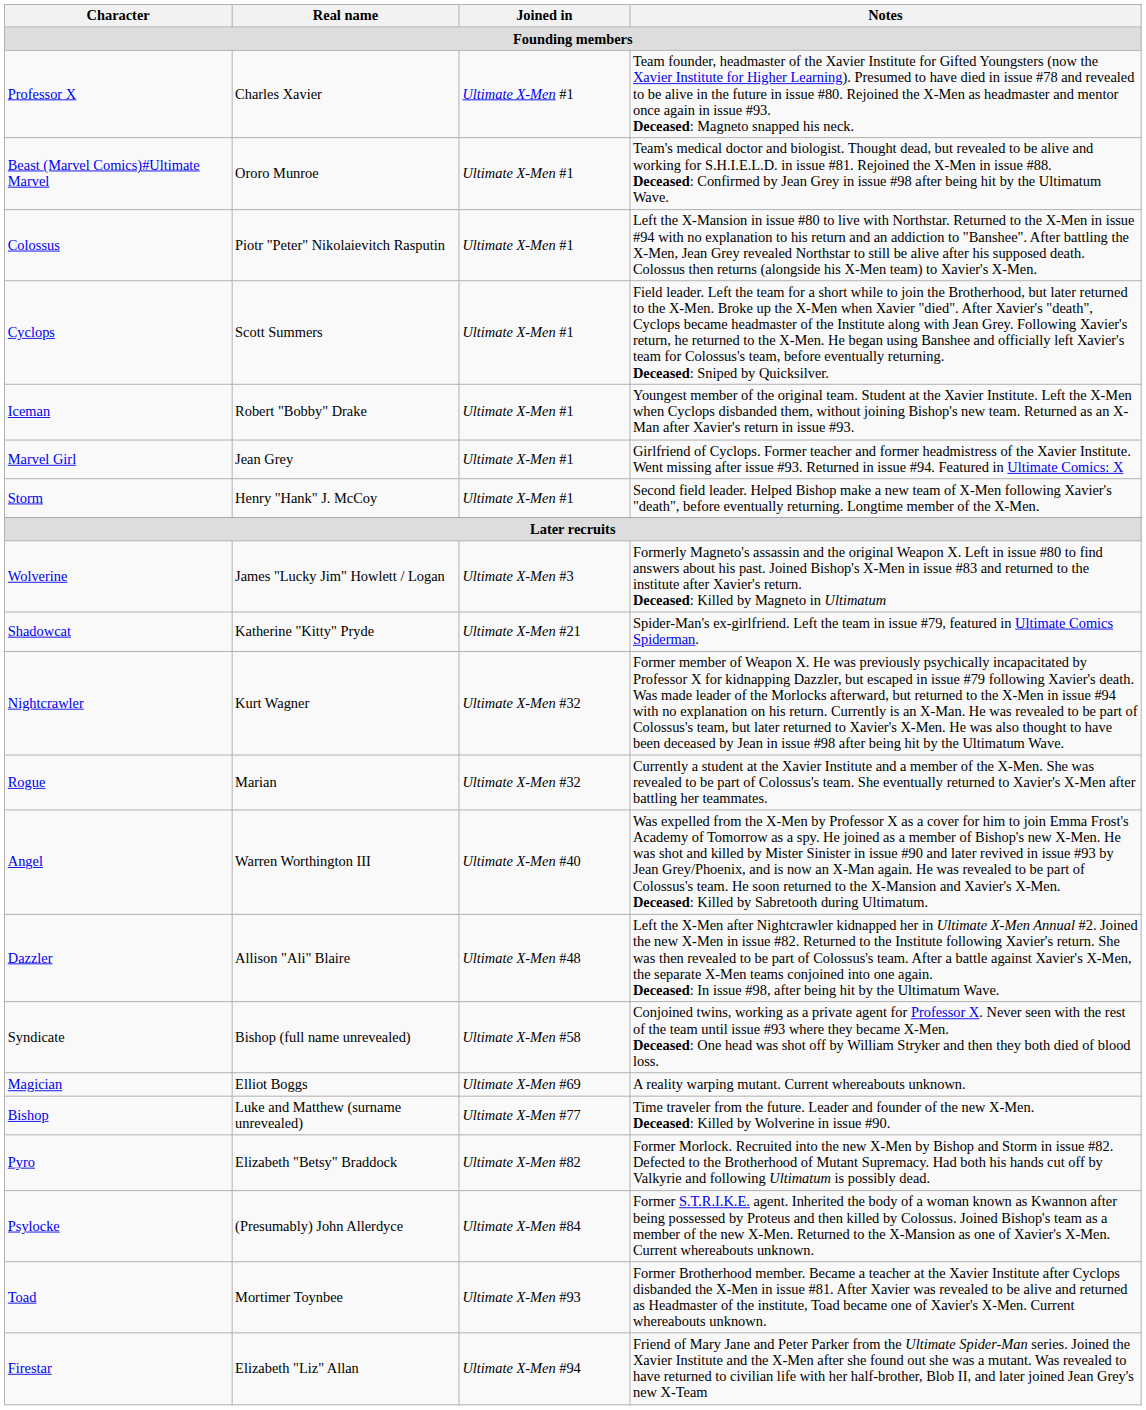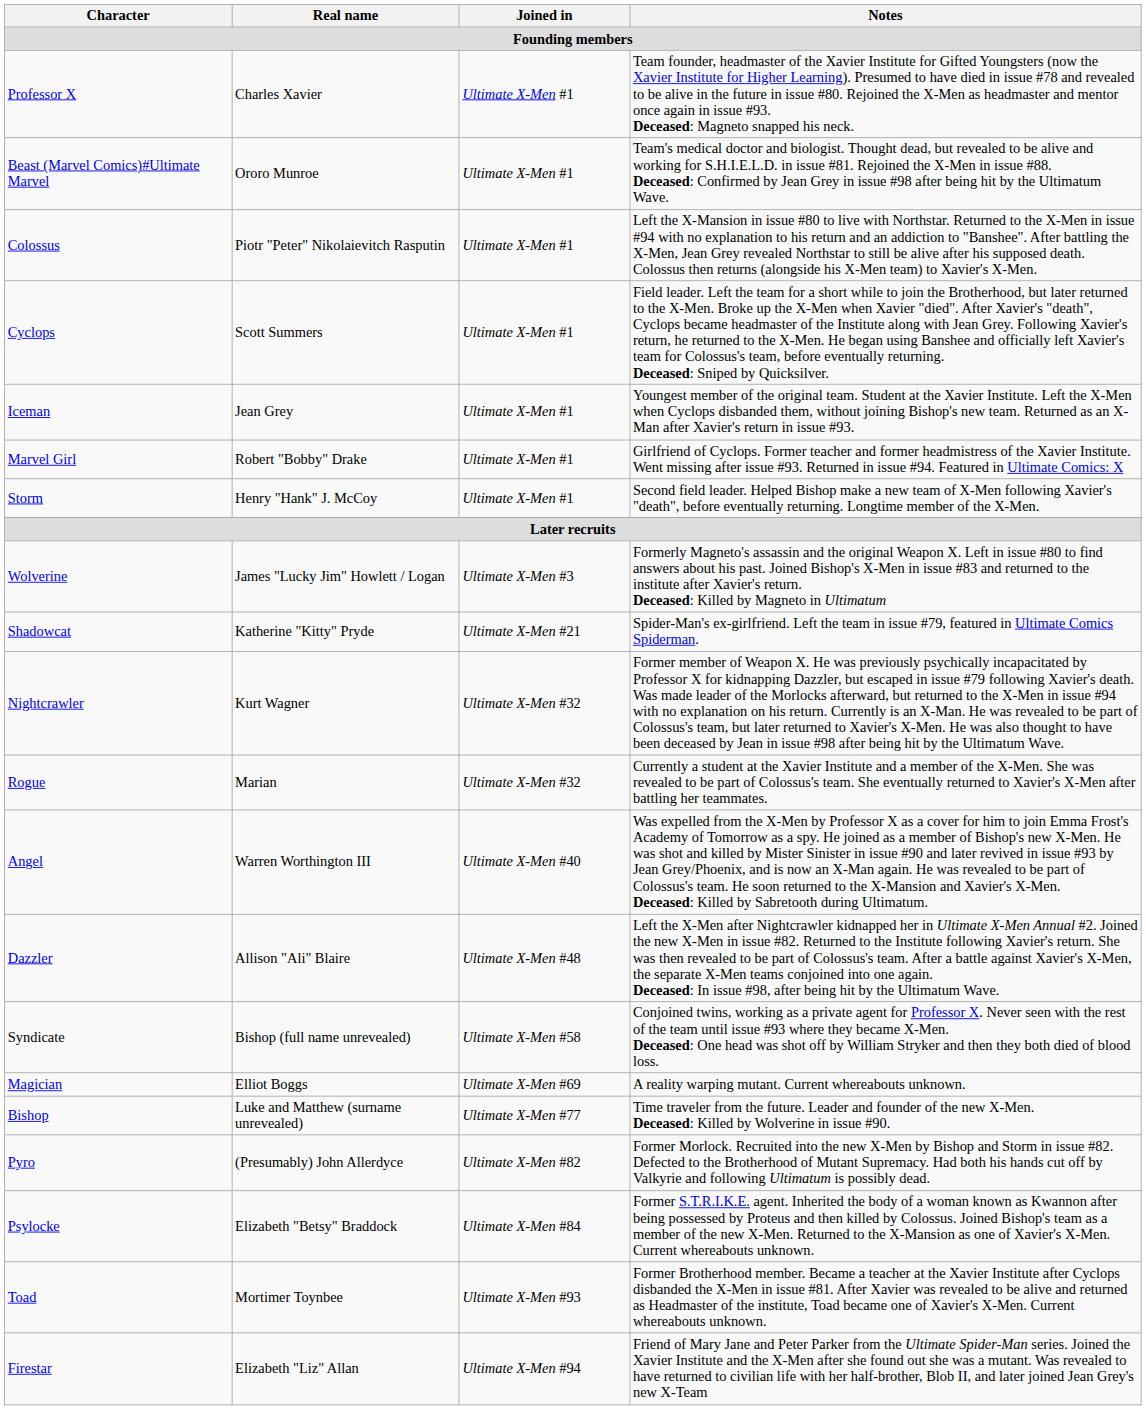(301, 412) Robert "Bobby" Drake -> (264, 412) Jean Grey
(264, 459) Jean Grey -> (301, 459) Robert "Bobby" Drake
(316, 1162) Elizabeth "Betsy" Braddock -> (319, 1162) (Presumably) John Allerdyce
(319, 1225) (Presumably) John Allerdyce -> (316, 1225) Elizabeth "Betsy" Braddock
